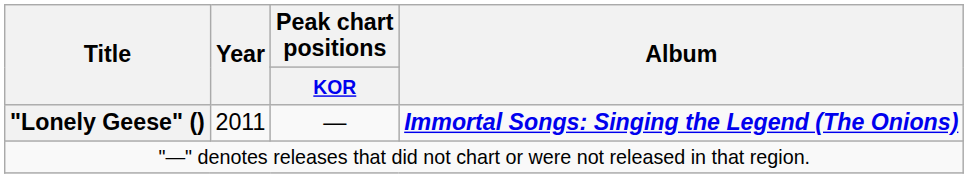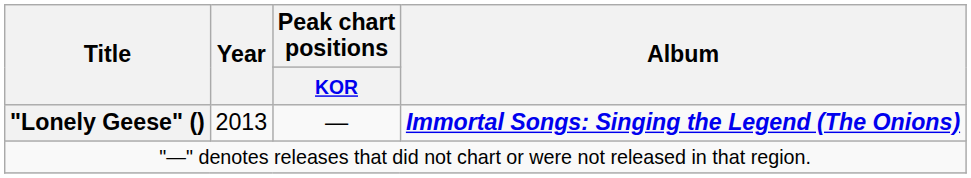(240, 122) 2011 -> (241, 122) 2013
